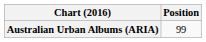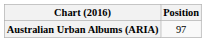(181, 29) 99 -> (181, 29) 97
